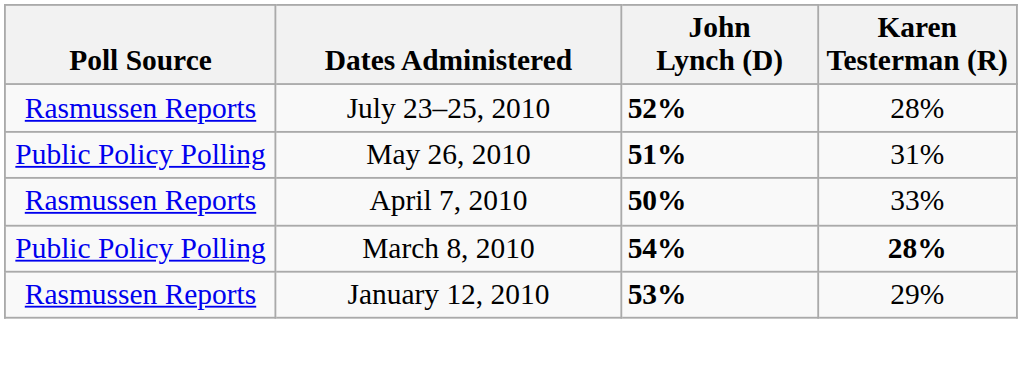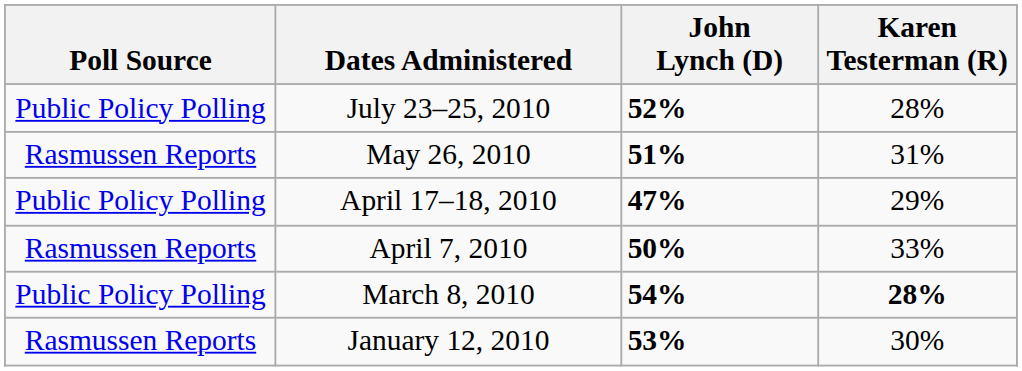(141, 107) Rasmussen Reports -> (140, 107) Public Policy Polling
(140, 154) Public Policy Polling -> (141, 154) Rasmussen Reports
+ row: (448, 201)
(917, 294) 29% -> (917, 341) 30%
